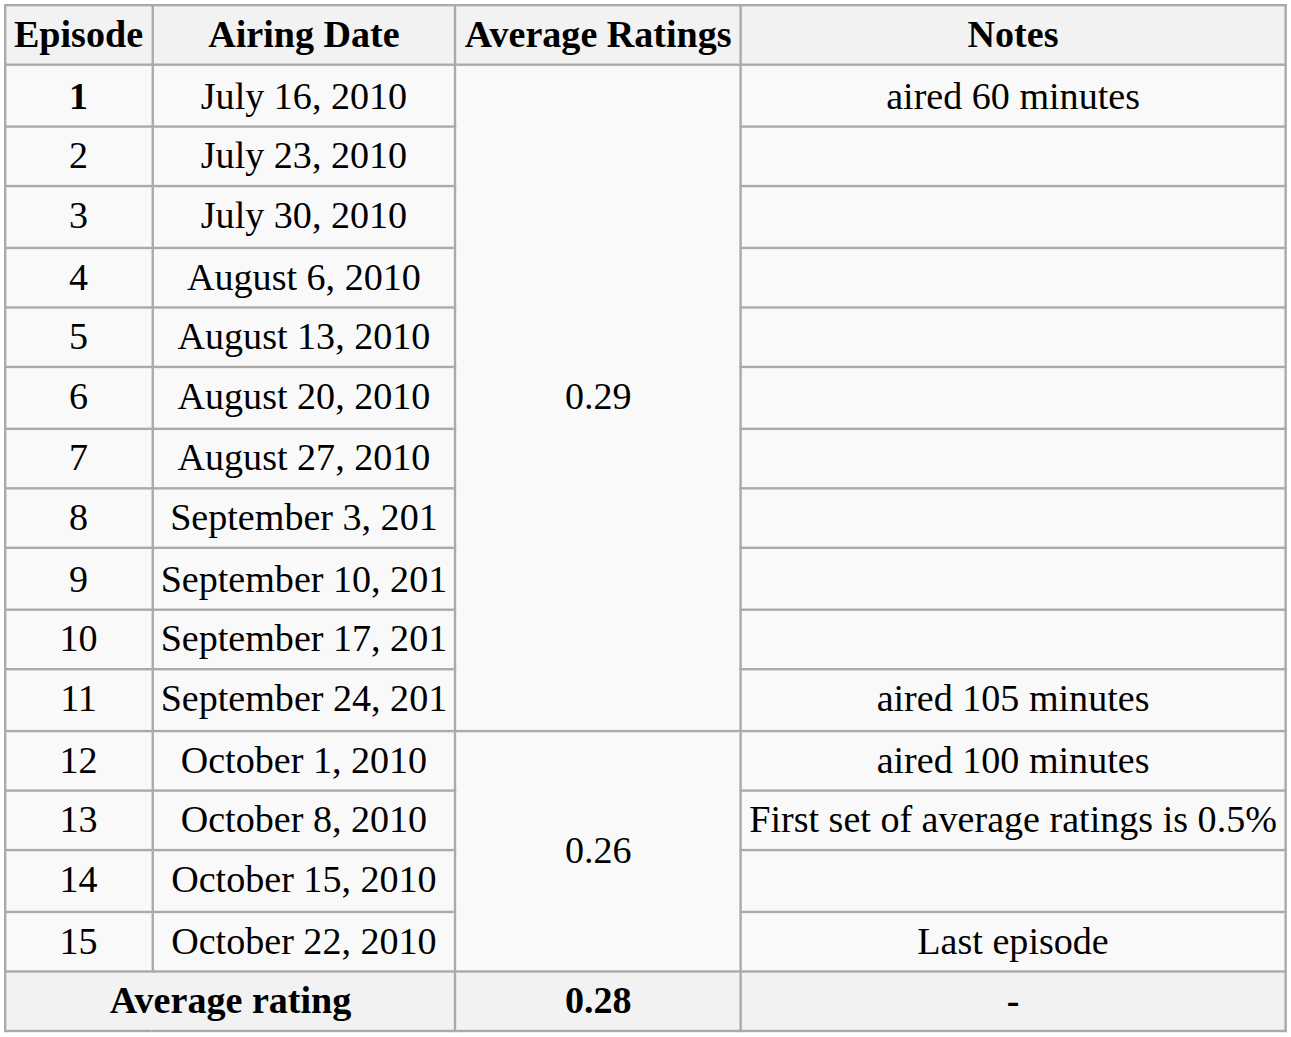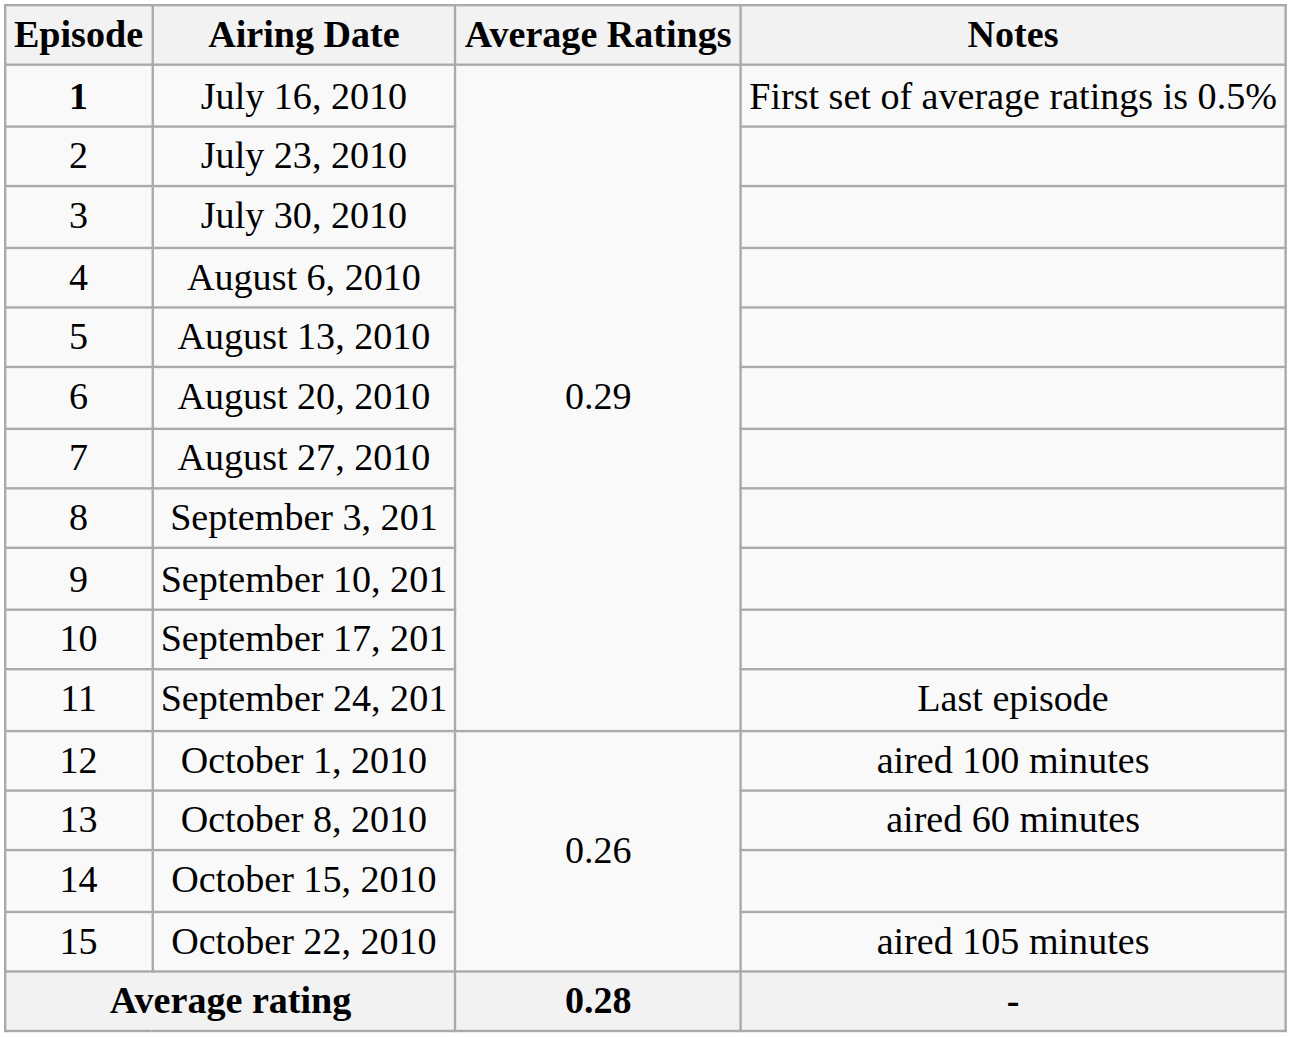(1013, 95) aired 60 minutes -> (1013, 95) First set of average ratings is 0.5%
(1013, 699) aired 105 minutes -> (1013, 699) Last episode
(1013, 819) First set of average ratings is 0.5% -> (1013, 819) aired 60 minutes
(1013, 940) Last episode -> (1013, 940) aired 105 minutes
